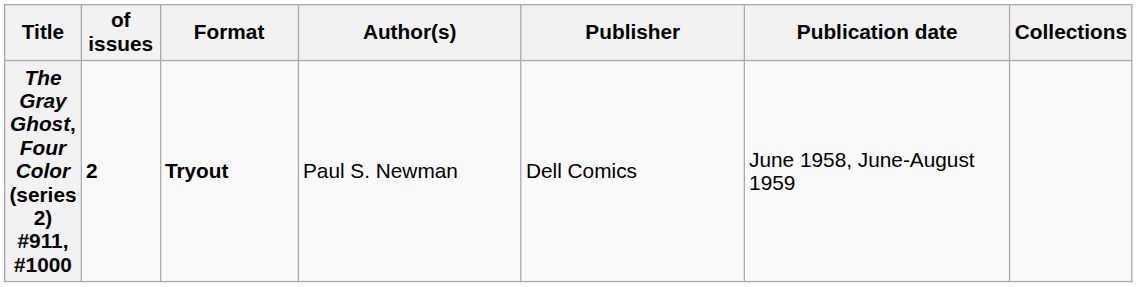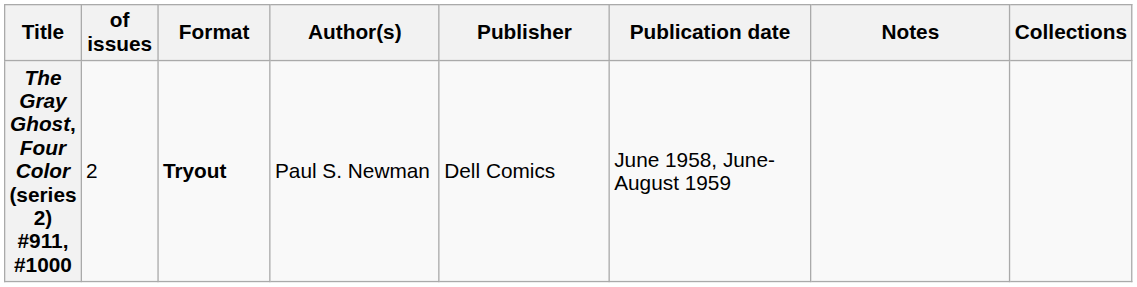+ column: (910, 32)
(92, 170) bold -> (92, 170) normal
